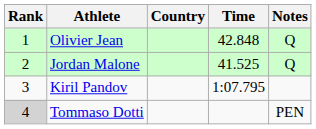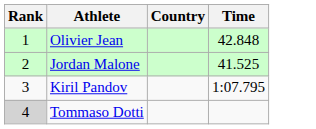- column: (290, 16)
